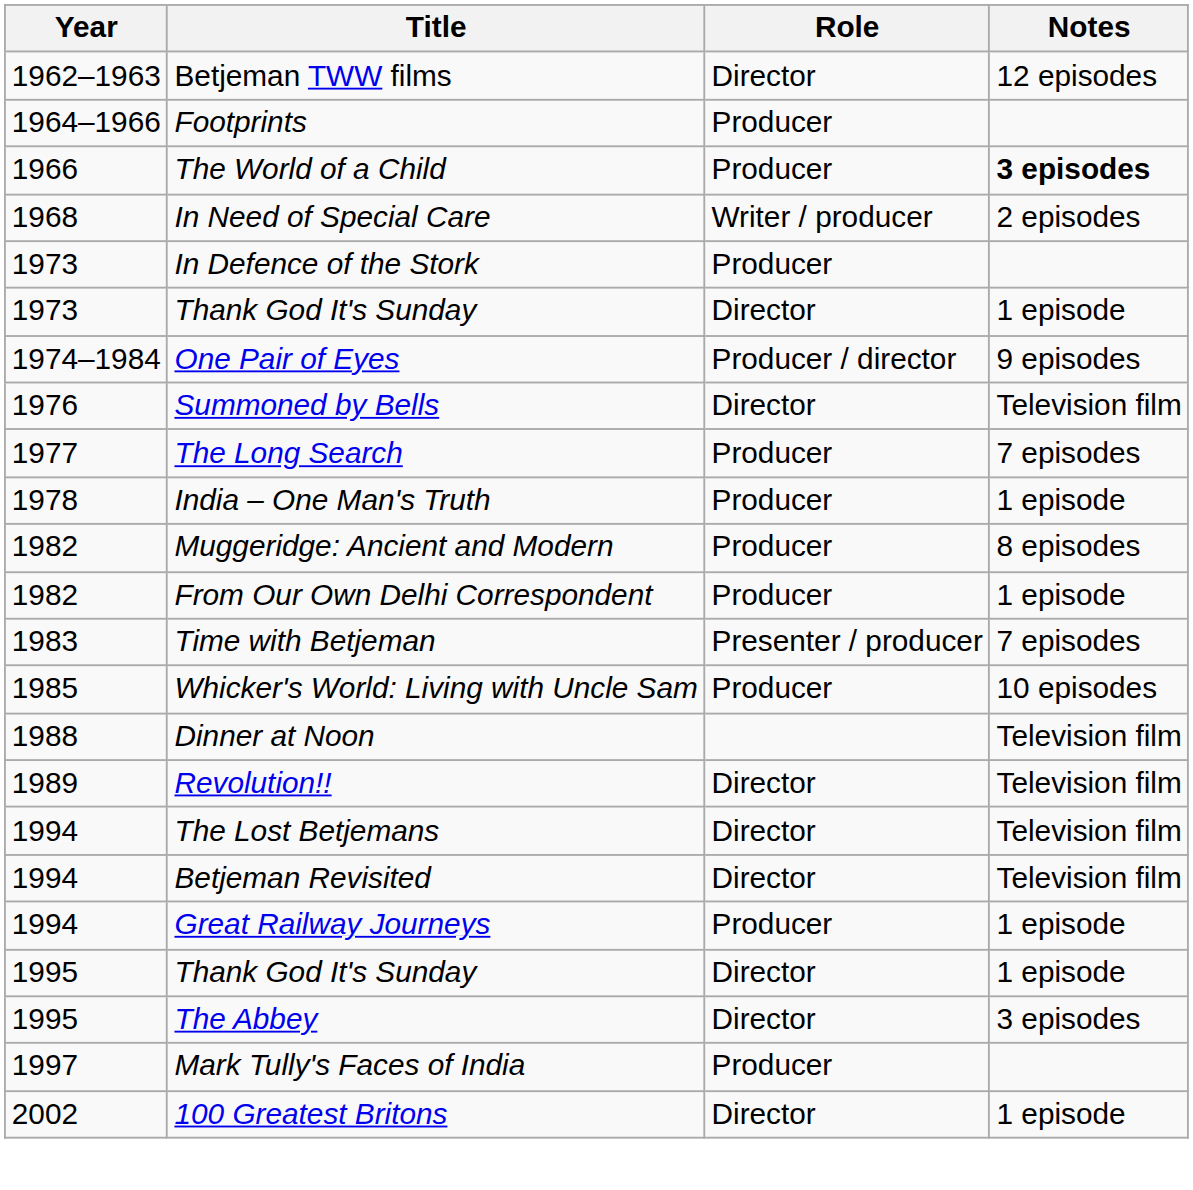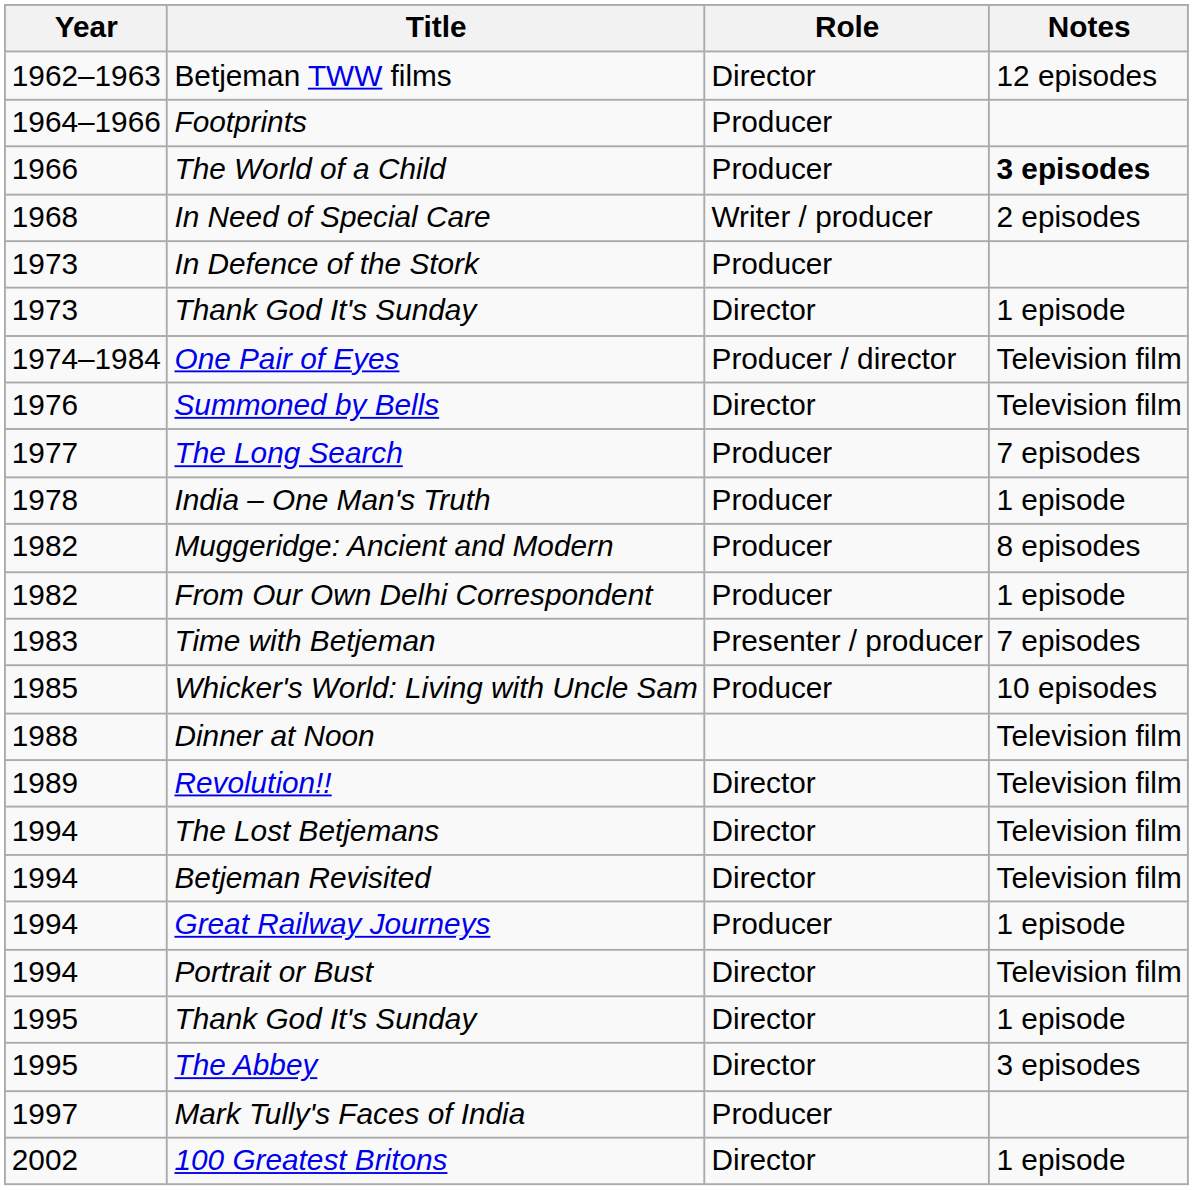(1069, 358) 9 episodes -> (1089, 358) Television film
+ row: (45, 972)
